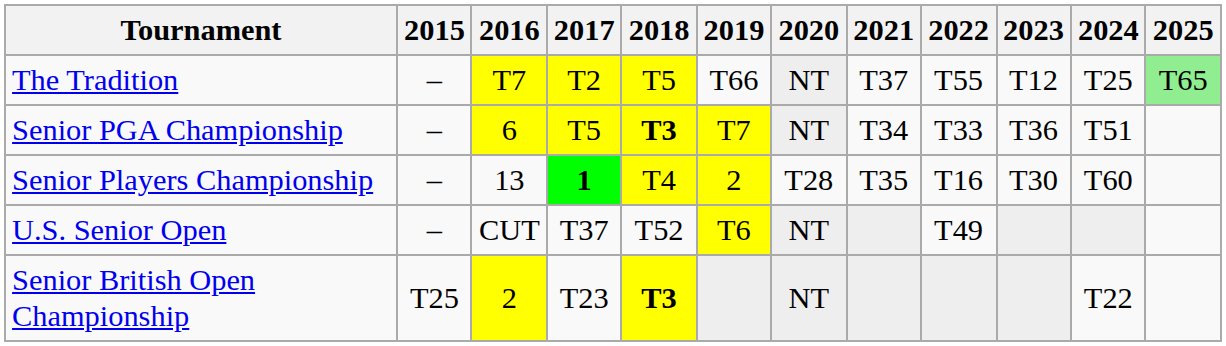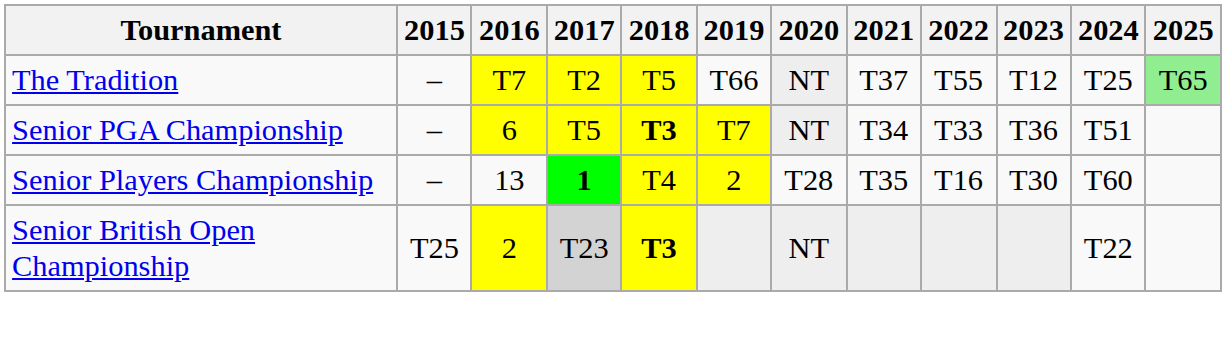- row: (119, 230)
(584, 298) no background -> (584, 248) lightgrey background
